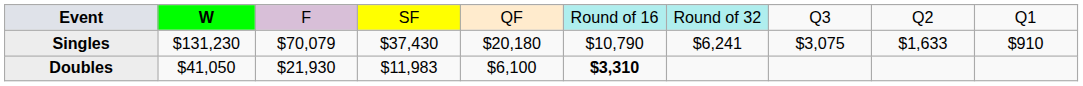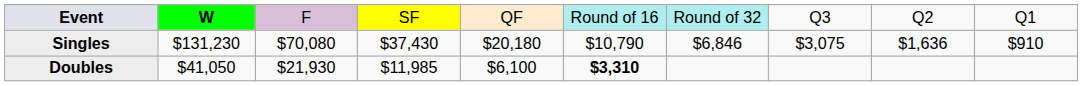(306, 43) $70,079 -> (306, 43) $70,080
(717, 43) $6,241 -> (717, 43) $6,846
(923, 43) $1,633 -> (923, 43) $1,636
(409, 69) $11,983 -> (409, 69) $11,985
